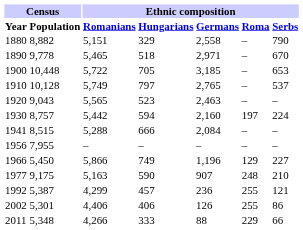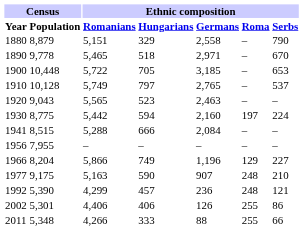(42, 41) 8,882 -> (42, 41) 8,879
(42, 116) 8,757 -> (42, 116) 8,775
(42, 160) 5,450 -> (42, 160) 8,204
(42, 190) 5,387 -> (42, 190) 5,390
(250, 190) 255 -> (250, 190) 248
(250, 220) 229 -> (250, 220) 255
